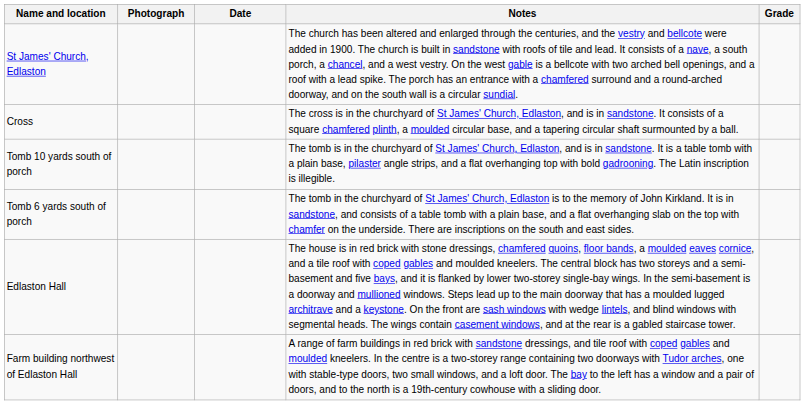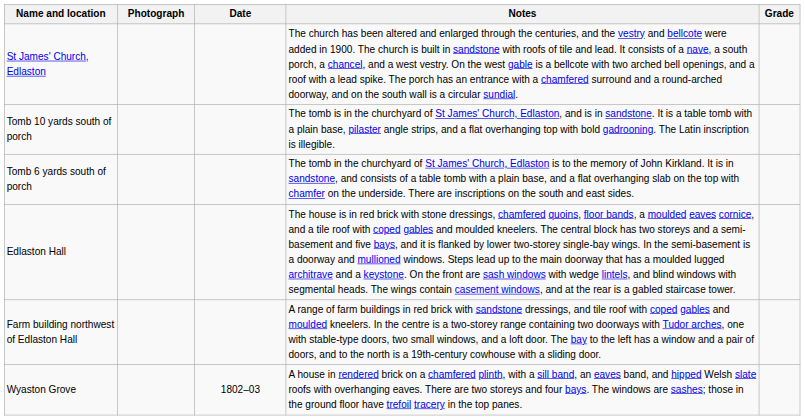- row: (20, 121)
+ row: (41, 390)
